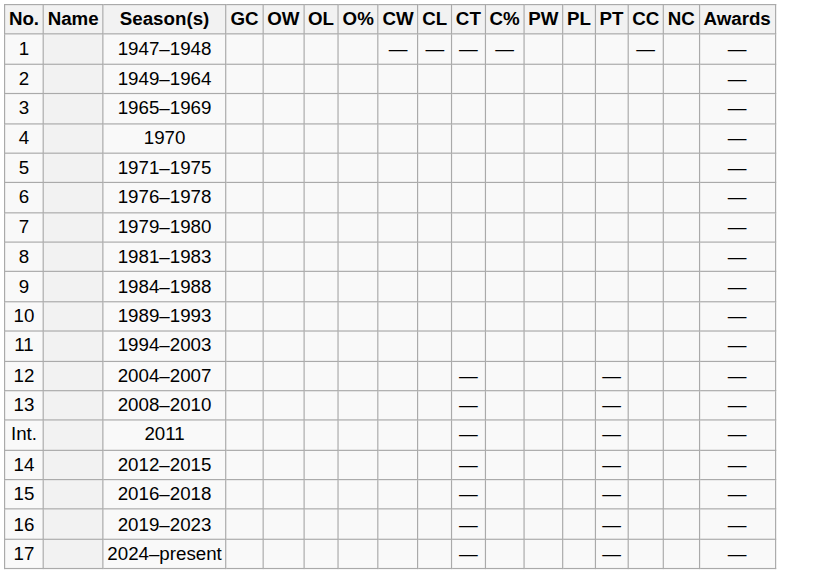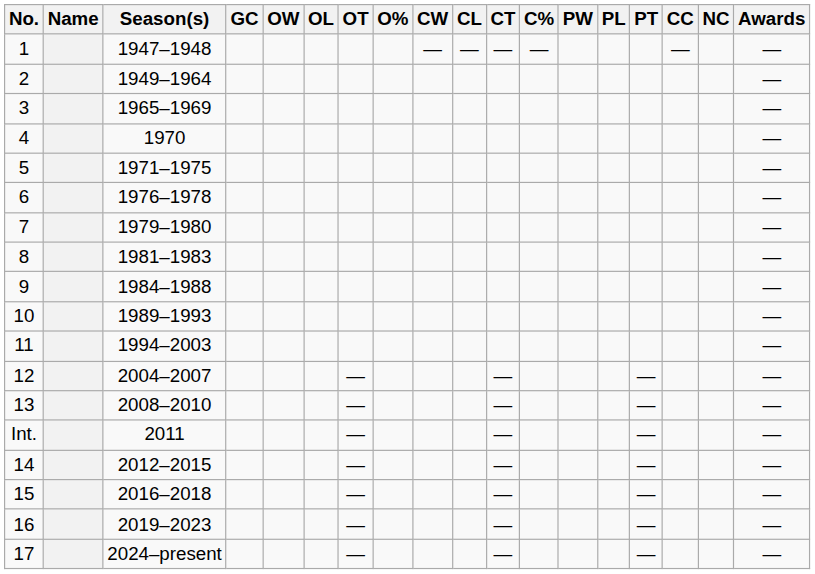+ column: (356, 19)
